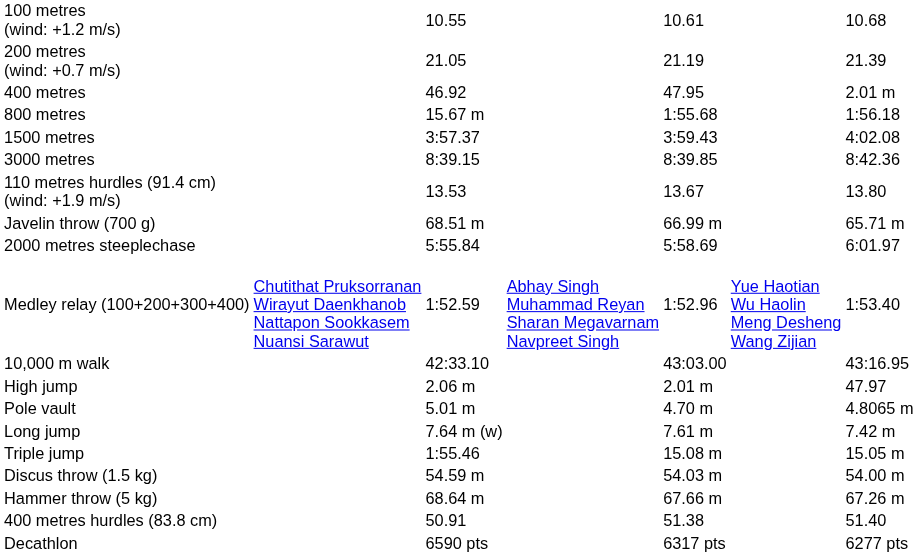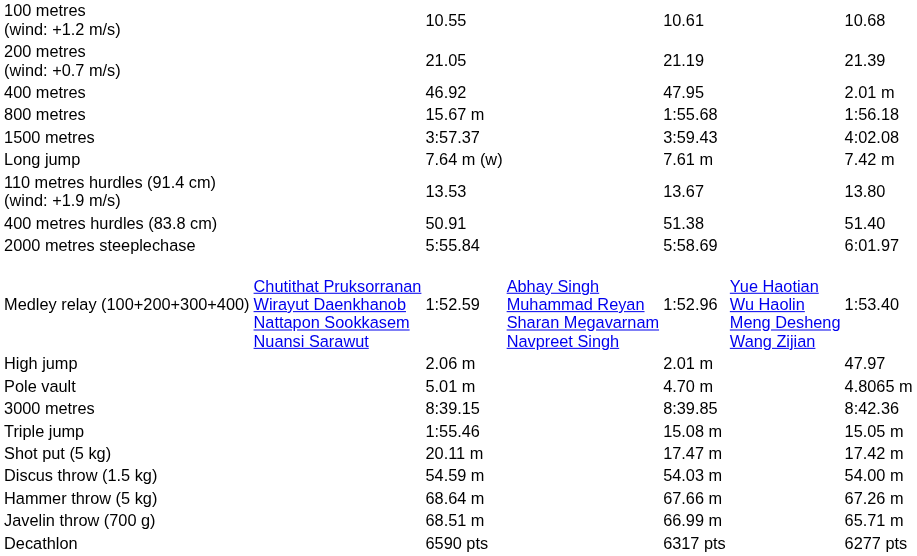rows swapped: (49, 160) <-> (42, 431)
rows swapped: (111, 521) <-> (80, 223)
- row: (57, 364)
+ row: (58, 453)
